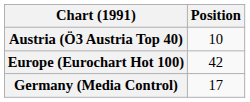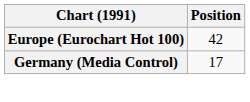- row: (96, 39)
